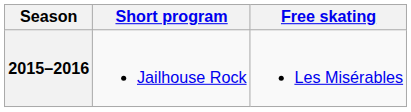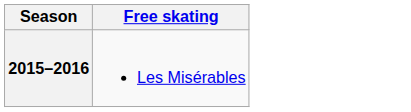- column: (172, 17)
